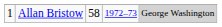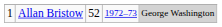(94, 13) 58 -> (94, 13) 52
